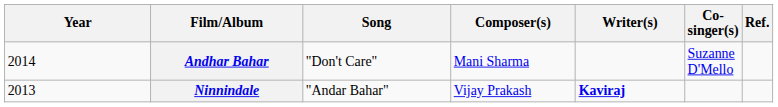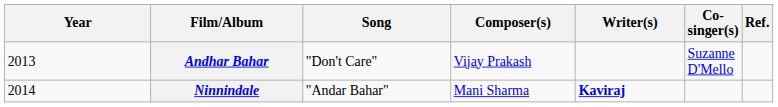(22, 61) 2014 -> (22, 61) 2013
(491, 61) Mani Sharma -> (493, 61) Vijay Prakash
(22, 91) 2013 -> (22, 91) 2014
(493, 91) Vijay Prakash -> (491, 91) Mani Sharma
